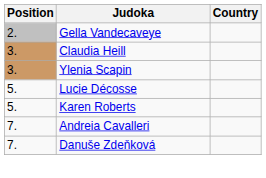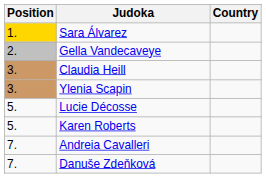+ row: (93, 32)
